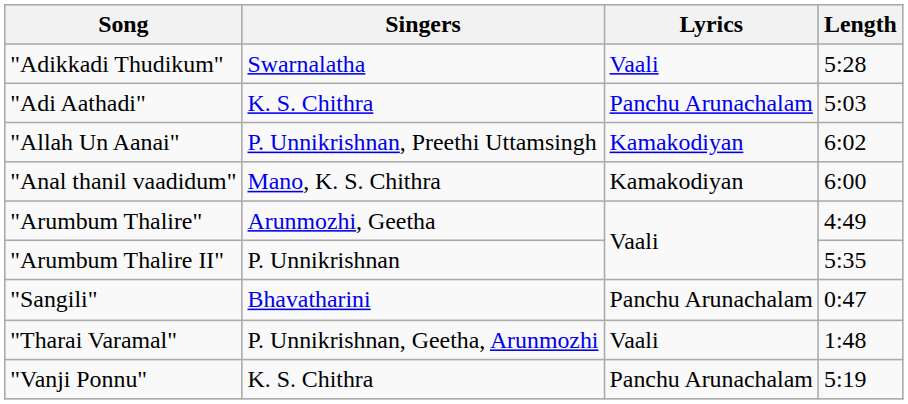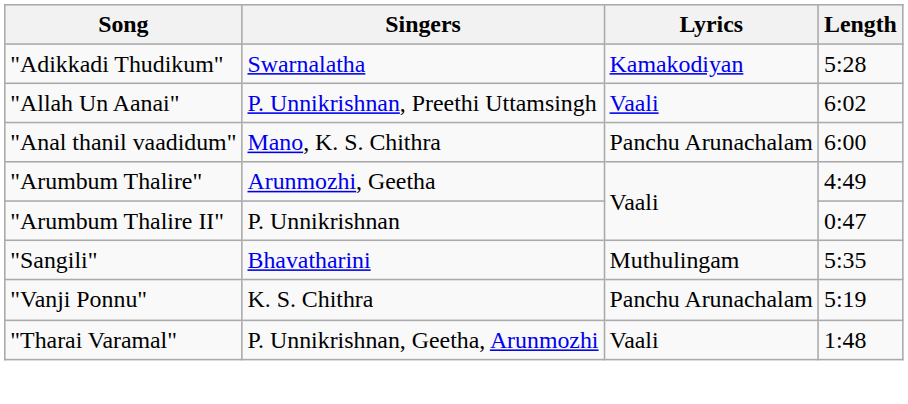(634, 63) Vaali -> (676, 63) Kamakodiyan
- row: (78, 103)
(676, 142) Kamakodiyan -> (634, 103) Vaali
(676, 181) Kamakodiyan -> (711, 142) Panchu Arunachalam
(845, 260) 5:35 -> (845, 221) 0:47
(711, 299) Panchu Arunachalam -> (675, 260) Muthulingam
(845, 299) 0:47 -> (845, 260) 5:35
rows swapped: (94, 339) <-> (79, 378)
